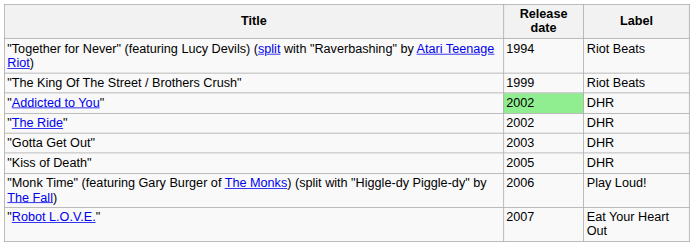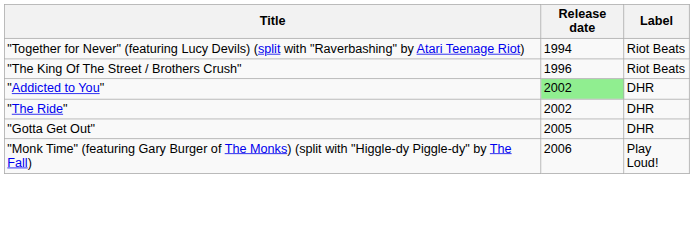(520, 83) 1999 -> (558, 68) 1996
(520, 143) 2003 -> (558, 128) 2005
- row: (49, 163)
- row: (54, 217)
